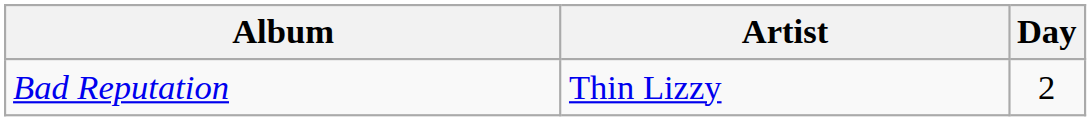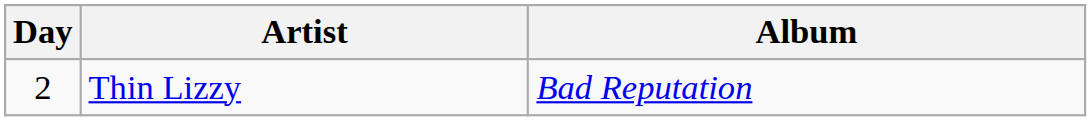columns swapped: (1047, 31) <-> (283, 31)
